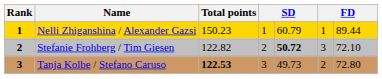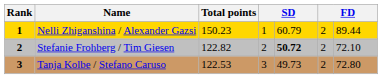(323, 30) 1 -> (323, 30) 2
(323, 47) 3 -> (323, 47) 2
(216, 64) bold -> (216, 64) normal
